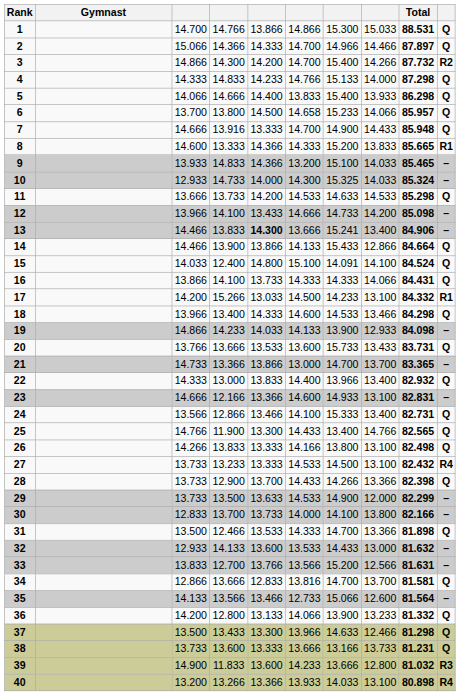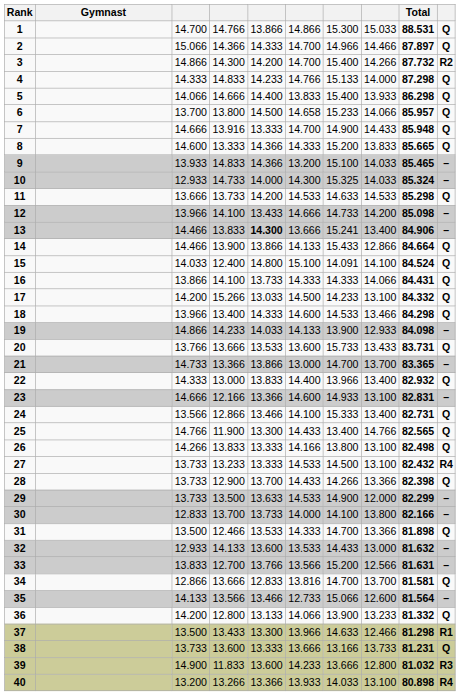(446, 146) R1 -> (446, 146) Q
(446, 297) R1 -> (446, 297) Q
(446, 632) Q -> (446, 632) R1
